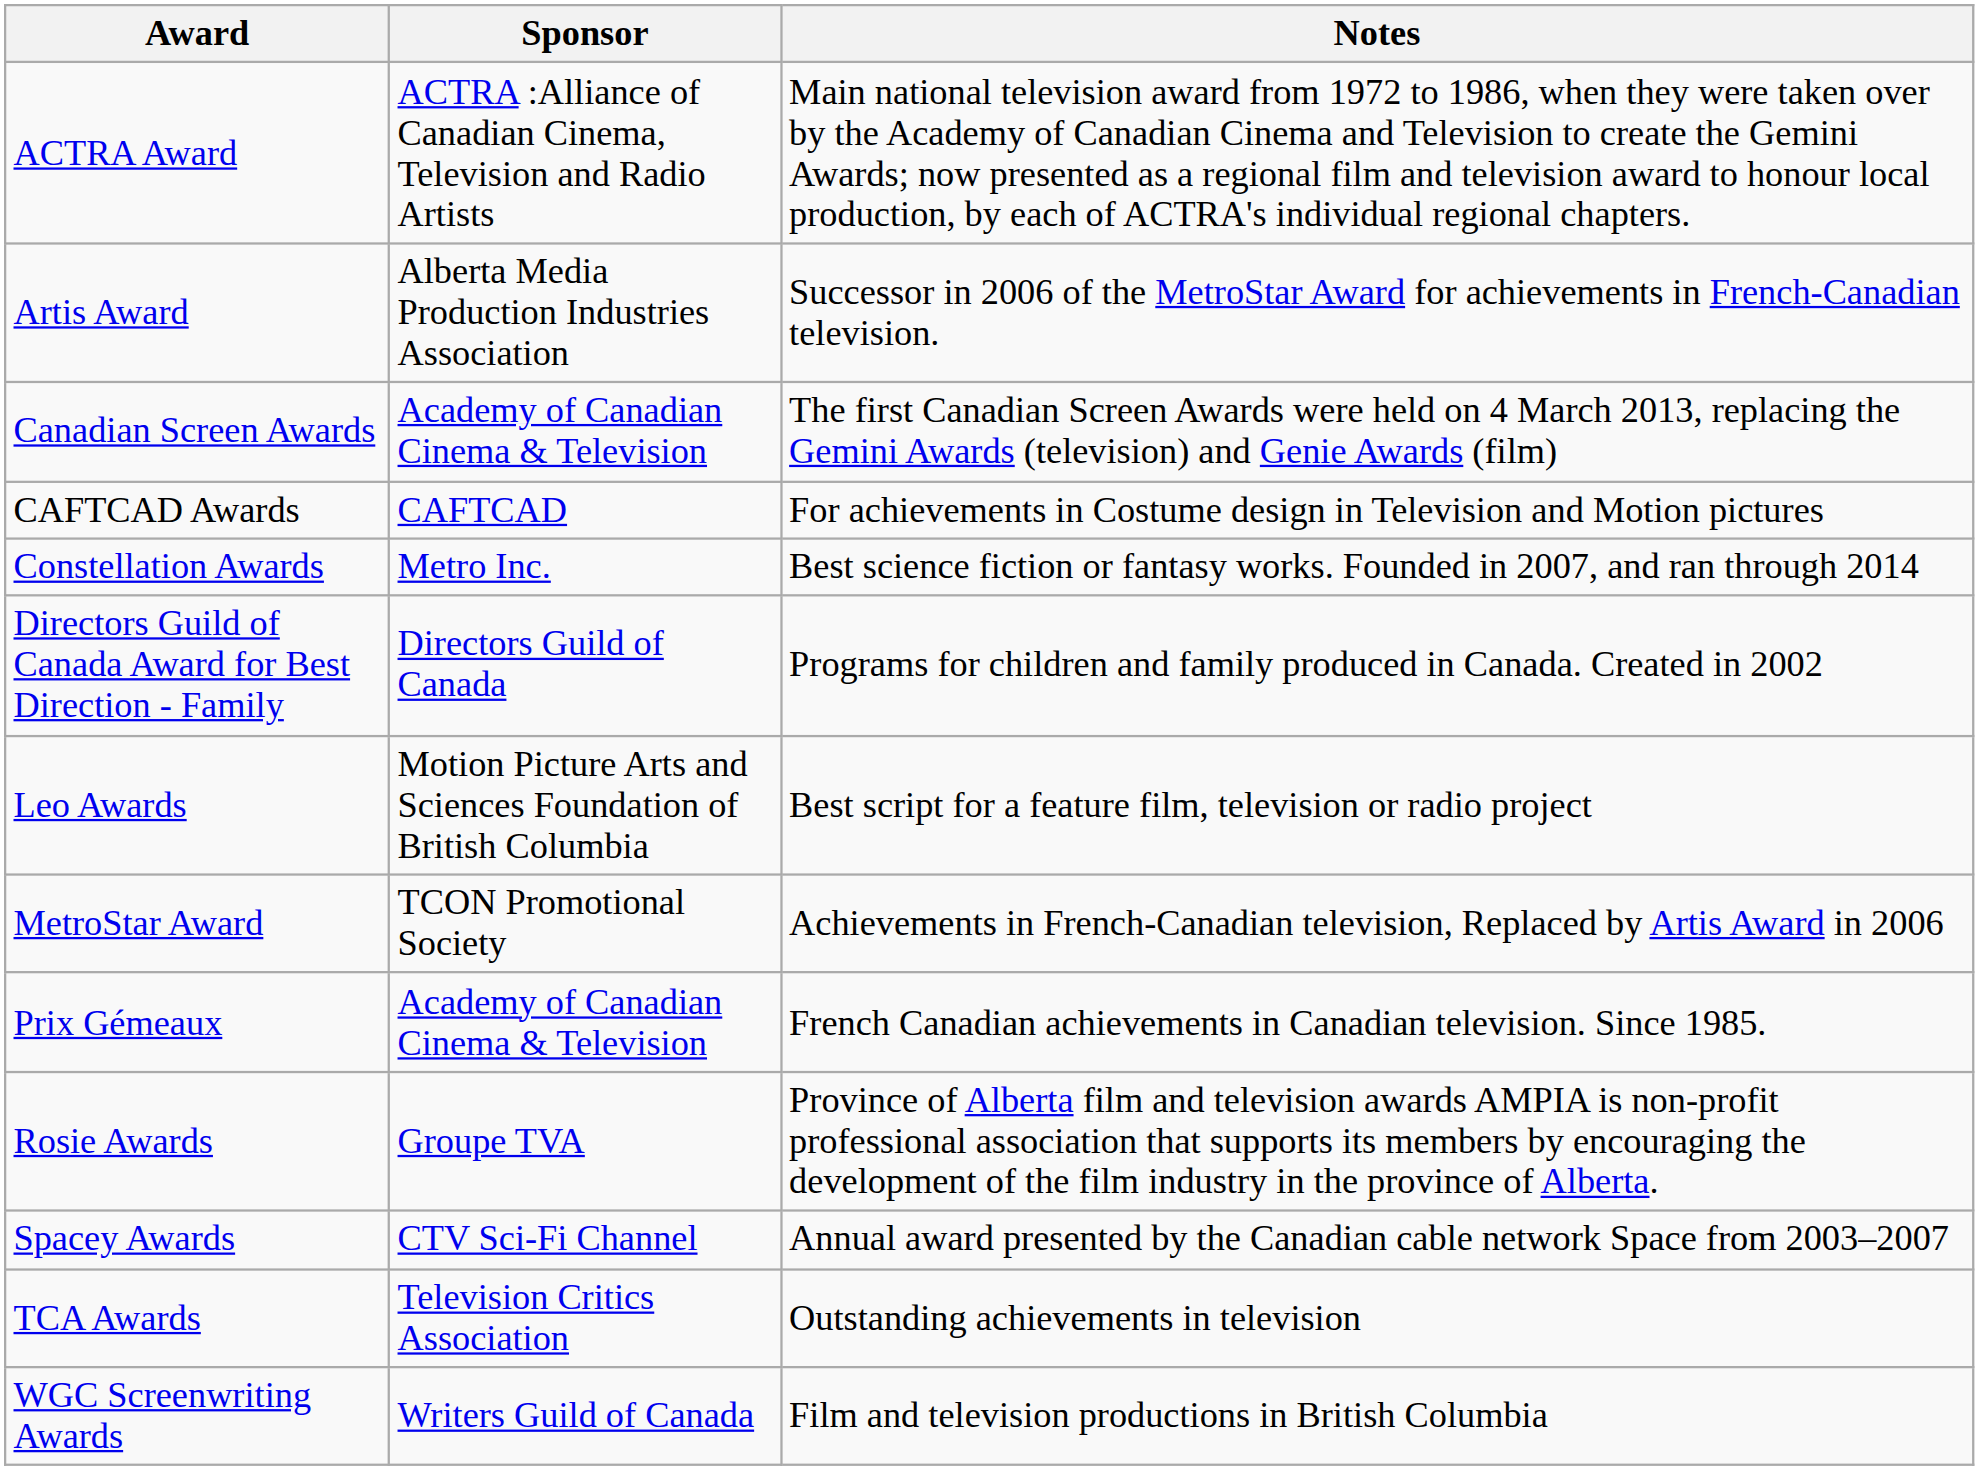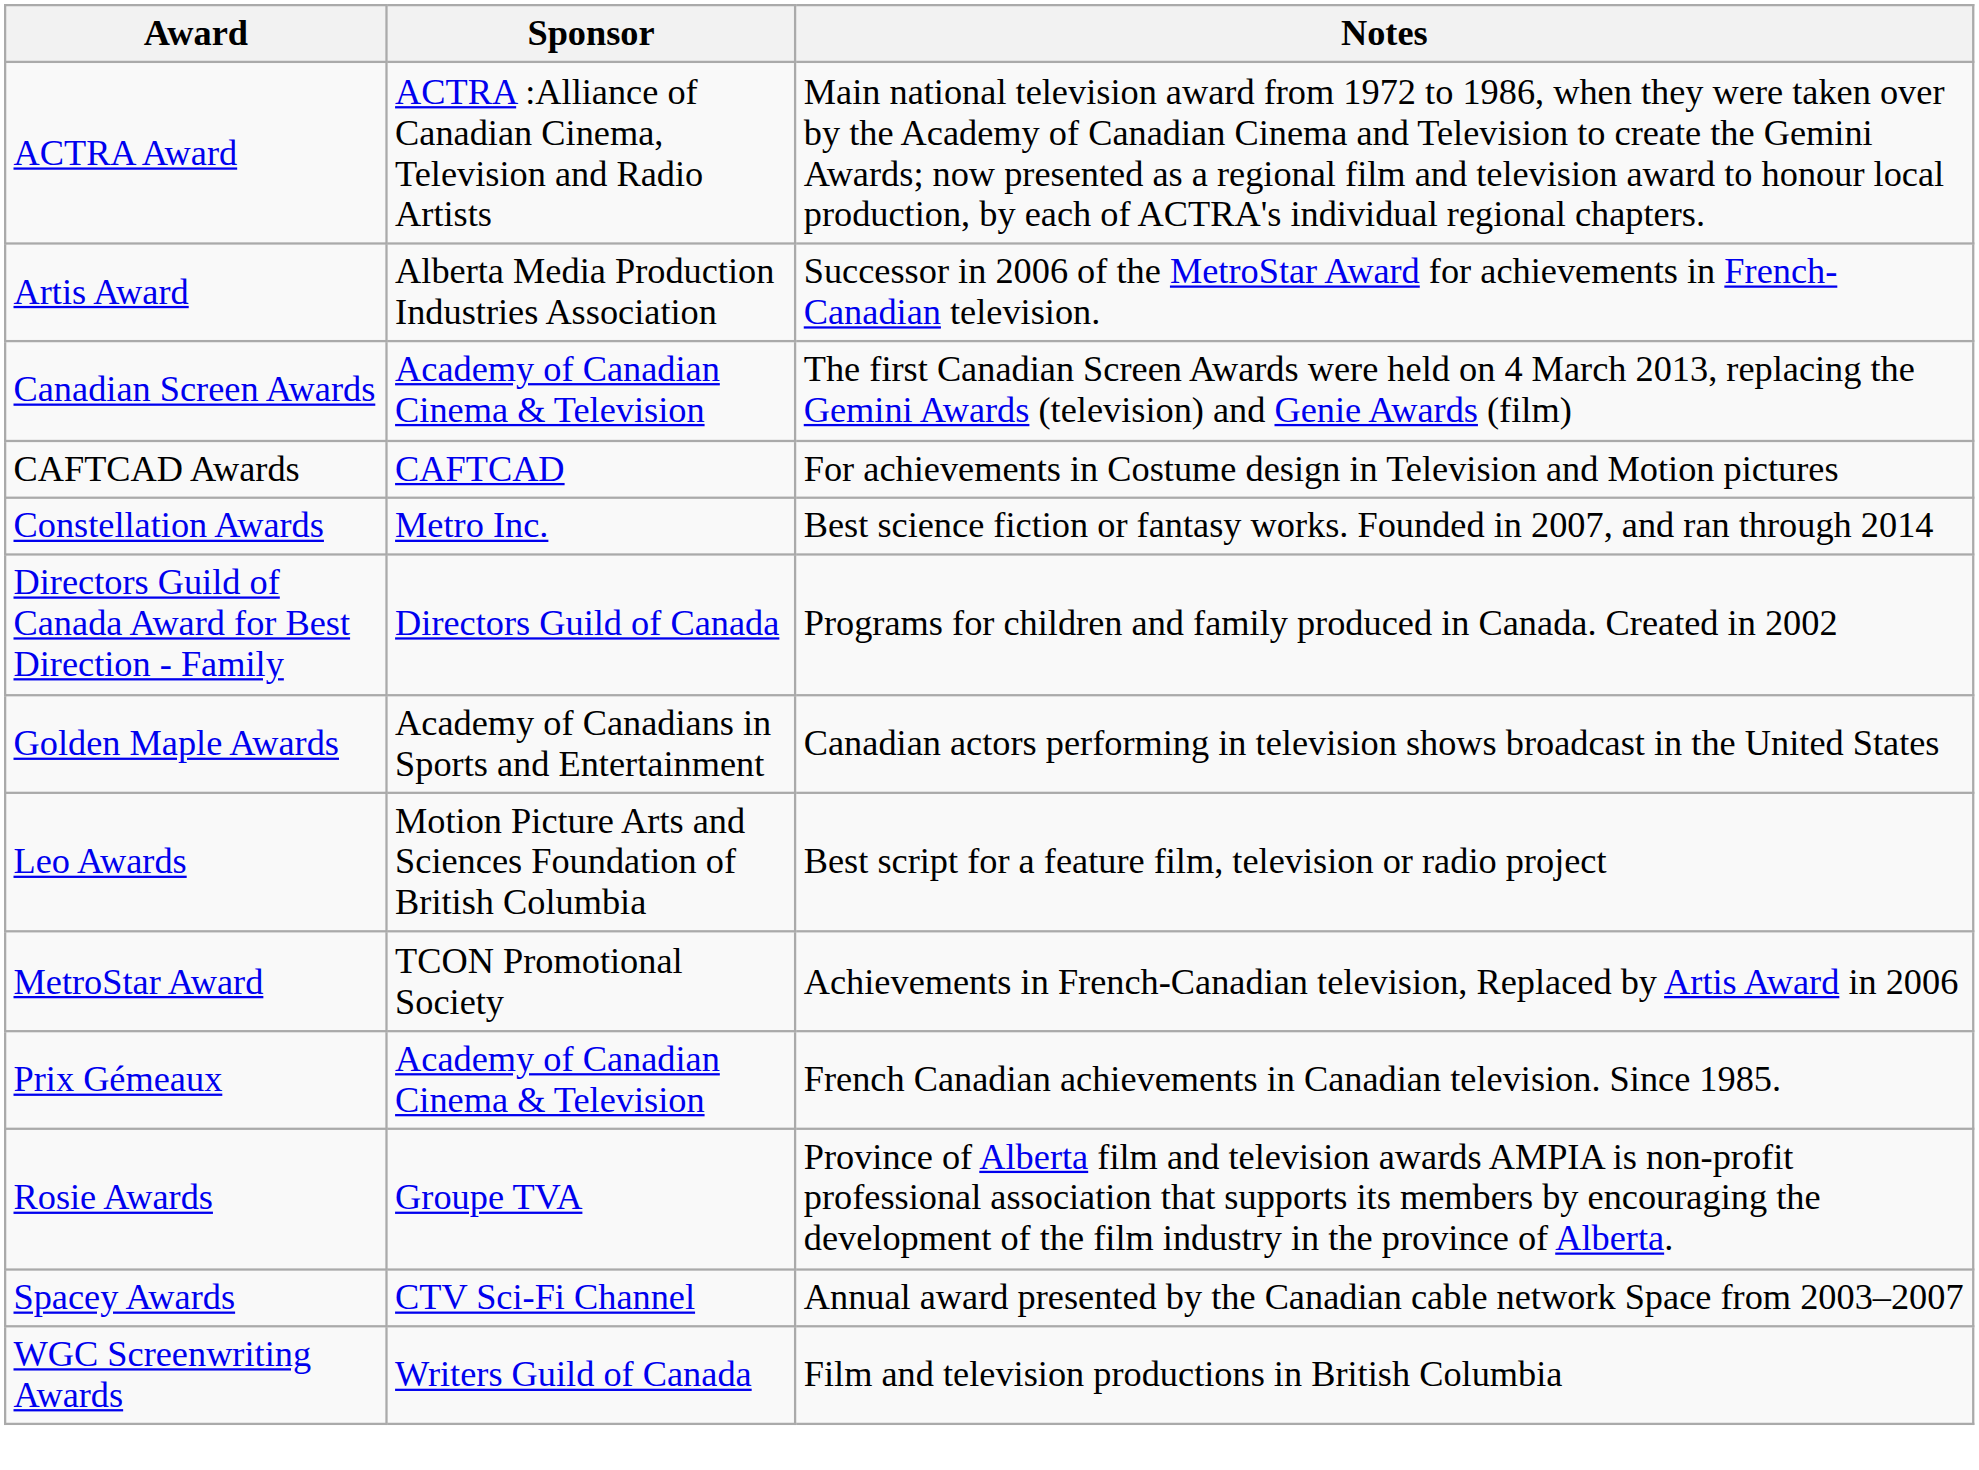+ row: (176, 742)
- row: (107, 1316)
